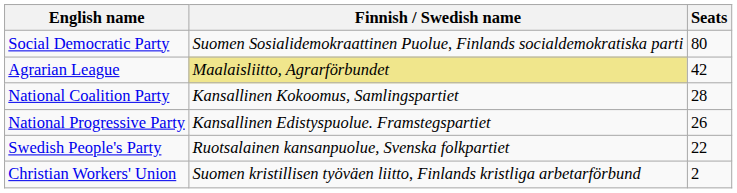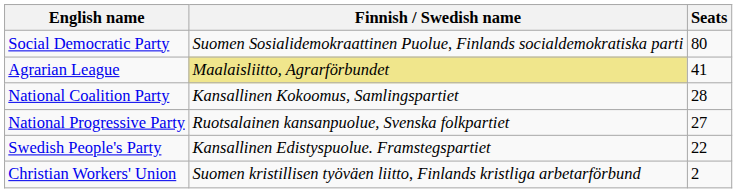(699, 69) 42 -> (699, 69) 41
(342, 122) Kansallinen Edistyspuolue. Framstegspartiet -> (351, 122) Ruotsalainen kansanpuolue, Svenska folkpartiet
(699, 122) 26 -> (699, 122) 27
(351, 148) Ruotsalainen kansanpuolue, Svenska folkpartiet -> (342, 148) Kansallinen Edistyspuolue. Framstegspartiet
